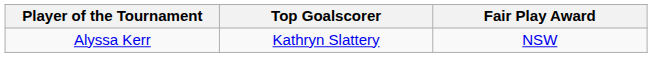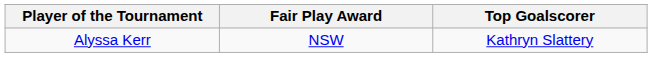columns swapped: (326, 16) <-> (540, 16)
